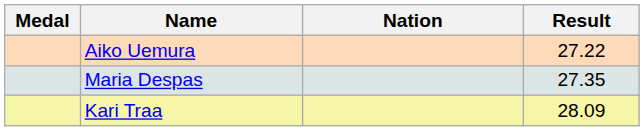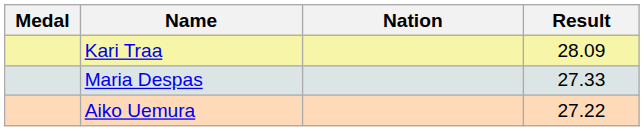rows swapped: (123, 111) <-> (140, 50)
(581, 81) 27.35 -> (581, 81) 27.33
